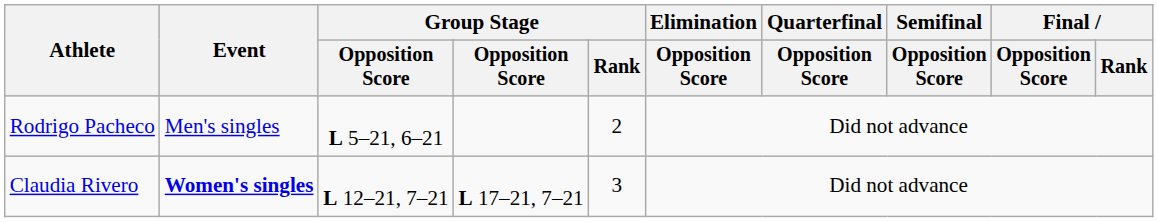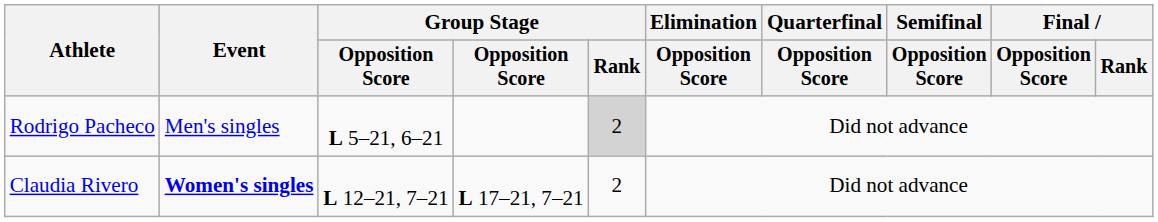(617, 126) no background -> (617, 126) lightgrey background
(617, 186) 3 -> (617, 186) 2
